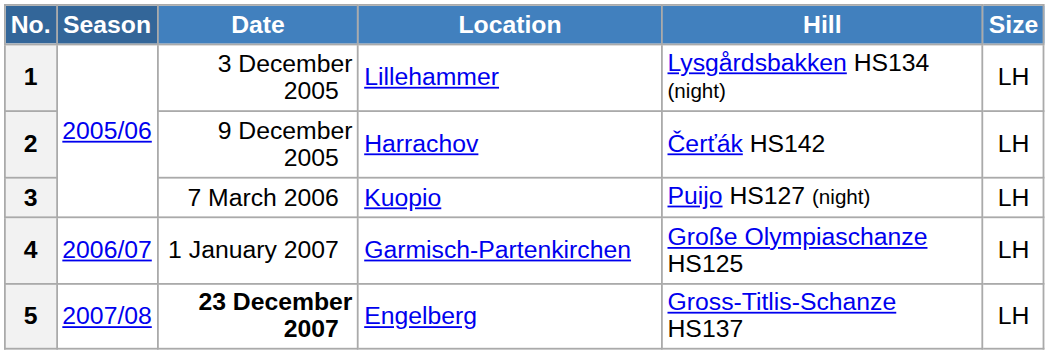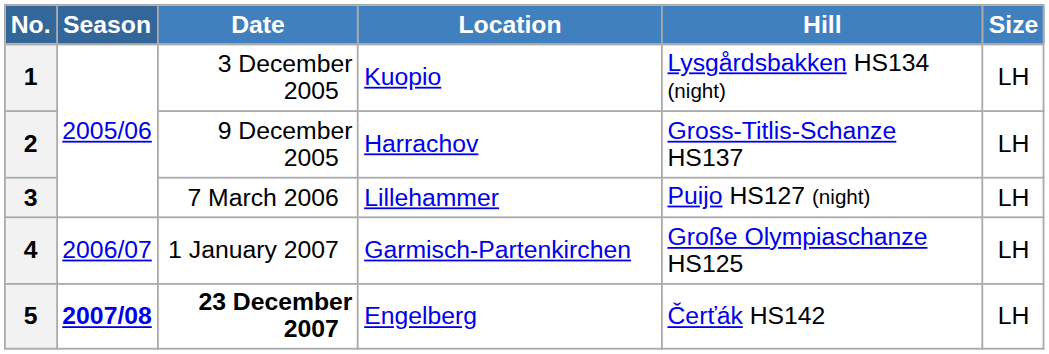(432, 77) Lillehammer -> (403, 77) Kuopio
(746, 144) Čerťák HS142 -> (782, 144) Gross-Titlis-Schanze HS137
(403, 197) Kuopio -> (432, 197) Lillehammer
(107, 316) normal -> (107, 316) bold
(782, 316) Gross-Titlis-Schanze HS137 -> (746, 316) Čerťák HS142
